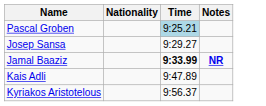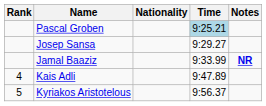+ column: (19, 13)
(180, 61) bold -> (209, 61) normal
